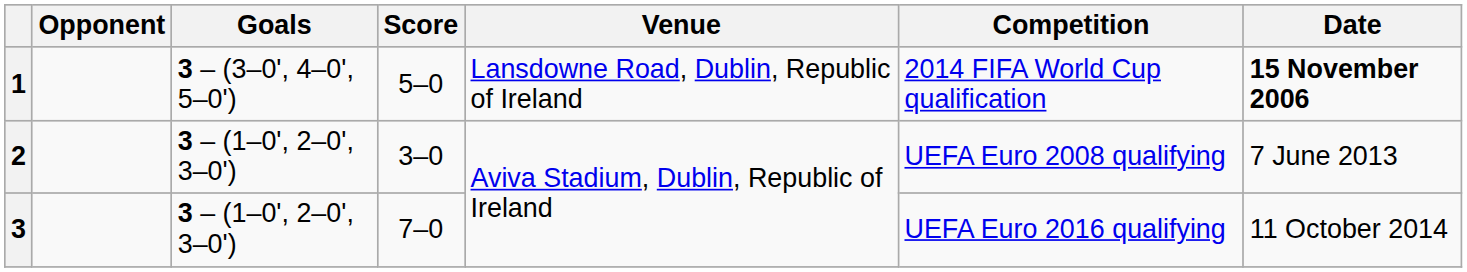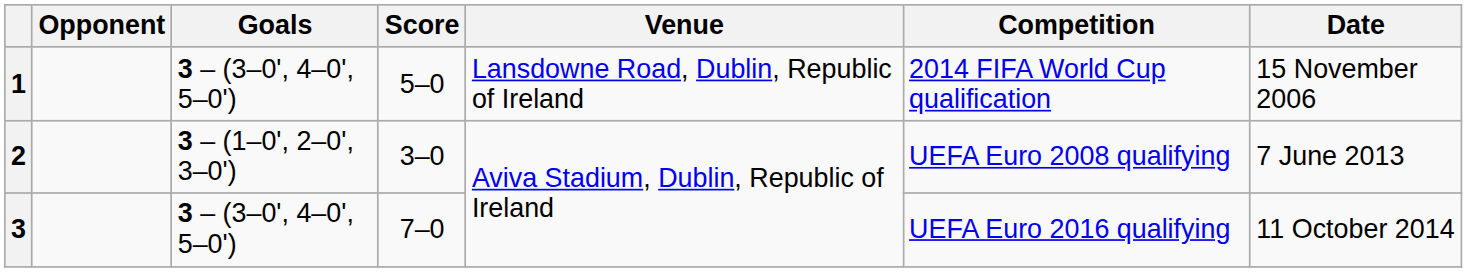(1334, 83) bold -> (1337, 83) normal
(266, 229) 3 – (1–0', 2–0', 3–0') -> (266, 229) 3 – (3–0', 4–0', 5–0')
